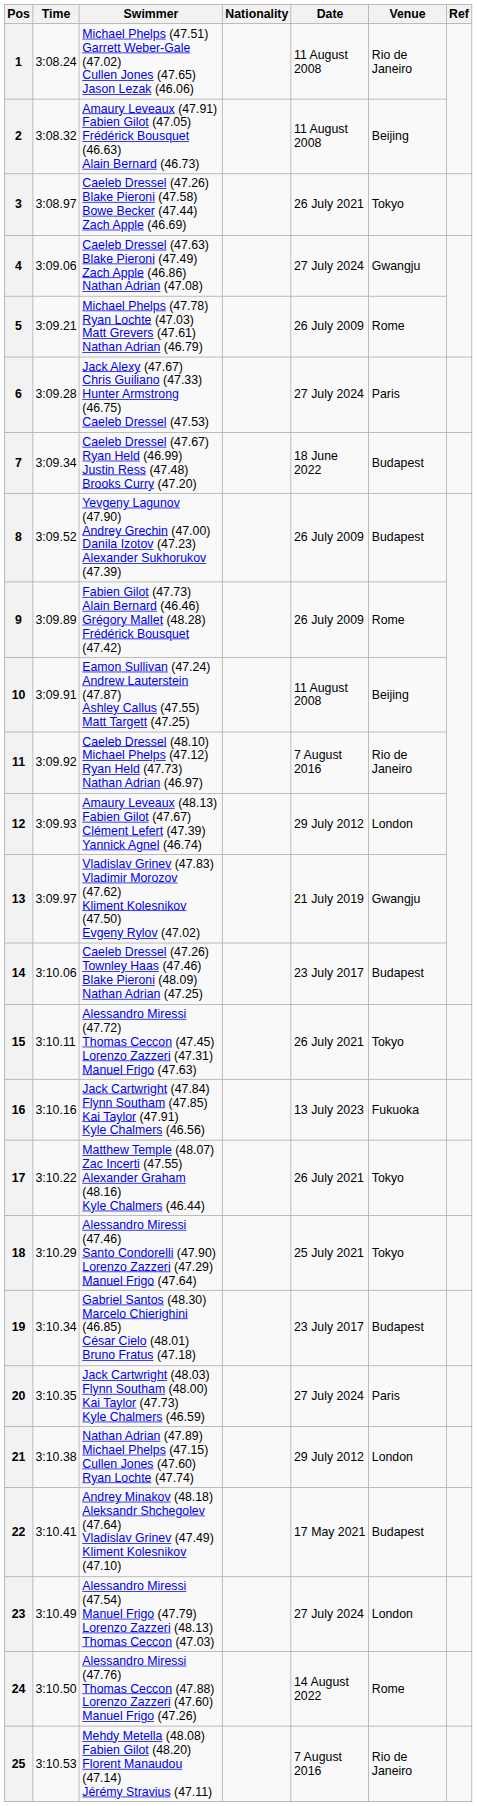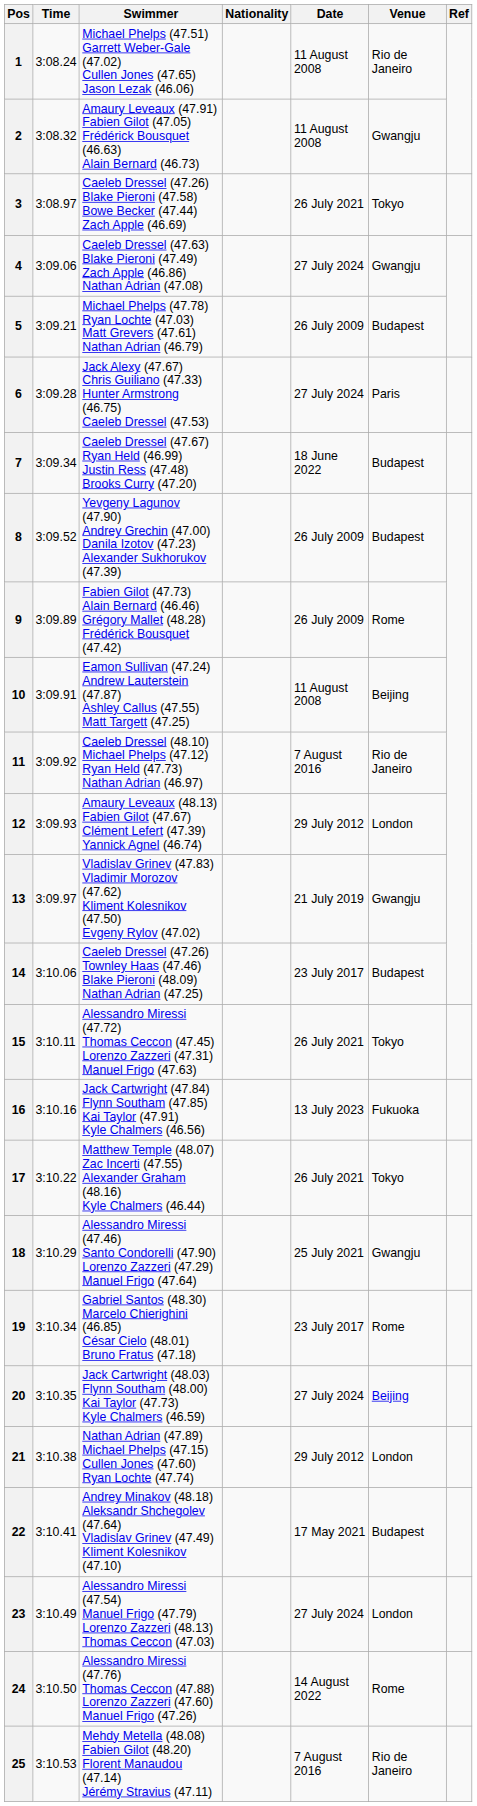(390, 136) Beijing -> (396, 136) Gwangju
(388, 326) Rome -> (398, 326) Budapest
(388, 1253) Tokyo -> (396, 1253) Gwangju
(398, 1327) Budapest -> (388, 1327) Rome
(386, 1396) Paris -> (390, 1396) Beijing
